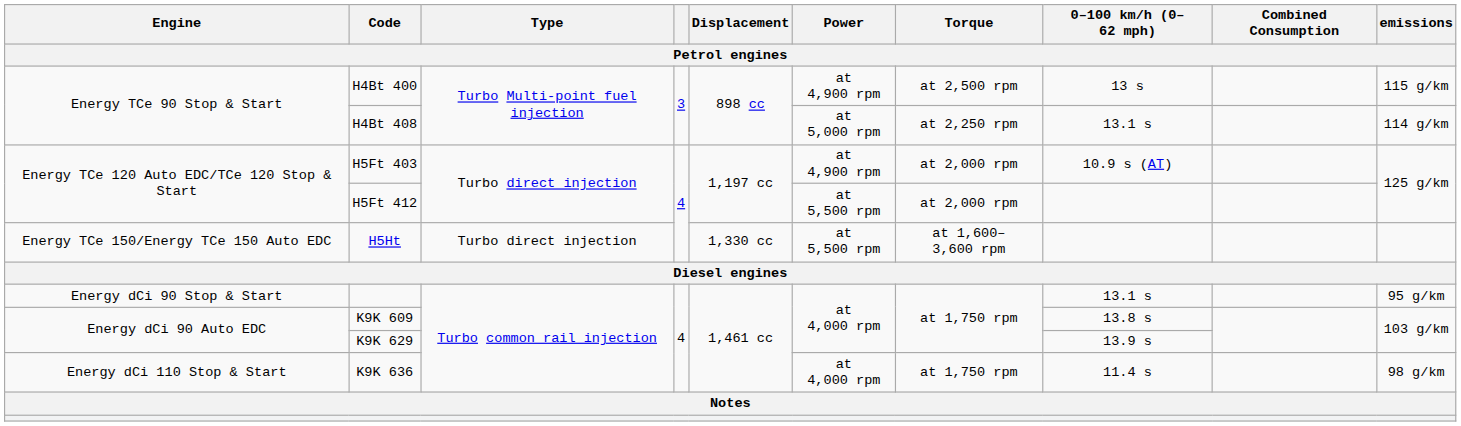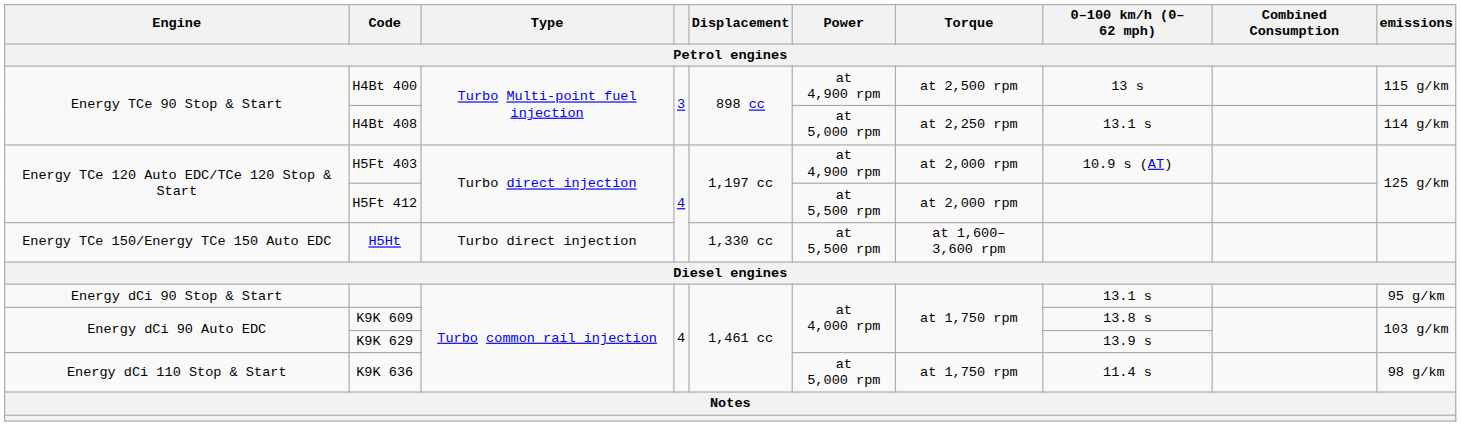(844, 372) at 4,000 rpm -> (844, 372) at 5,000 rpm
